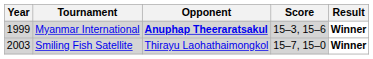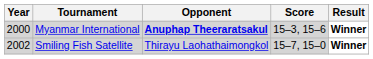(19, 30) 1999 -> (19, 30) 2000
(19, 46) 2003 -> (19, 46) 2002
